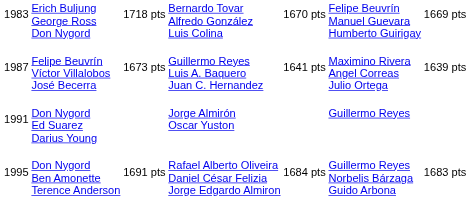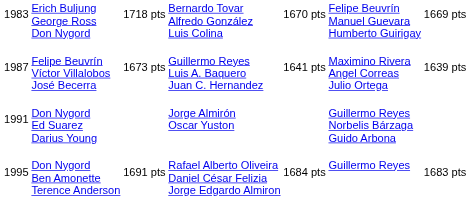(369, 113) Guillermo Reyes -> (371, 126) Guillermo Reyes Norbelis Bárzaga Guido Arbona
(371, 178) Guillermo Reyes Norbelis Bárzaga Guido Arbona -> (369, 166) Guillermo Reyes
